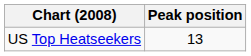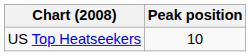(195, 39) 13 -> (195, 39) 10
